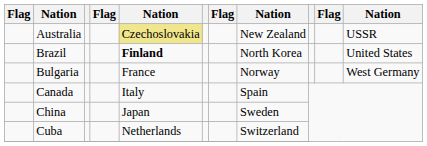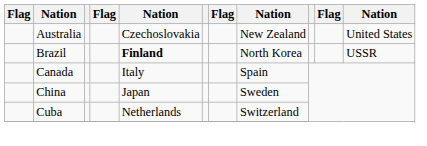(161, 33) khaki background -> (161, 33) no background
(362, 33) USSR -> (379, 33) United States
(379, 53) United States -> (362, 53) USSR
- row: (57, 72)
